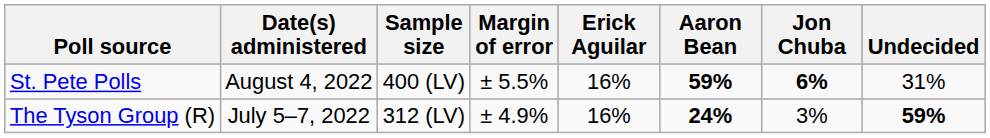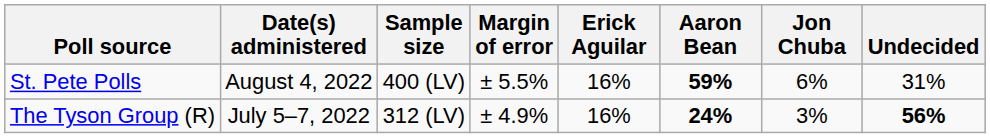(812, 81) bold -> (812, 81) normal
(924, 116) 59% -> (924, 116) 56%
